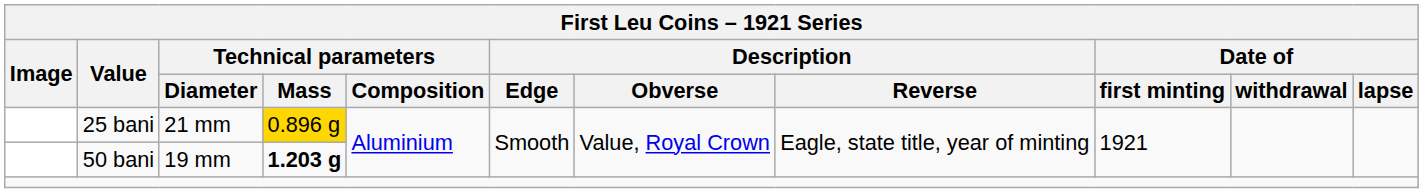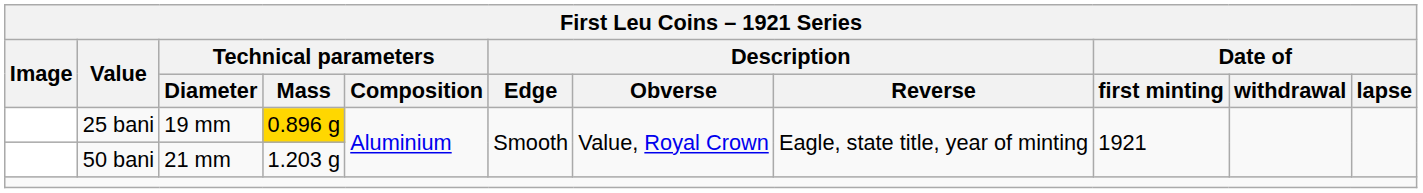(198, 125) 21 mm -> (198, 125) 19 mm
(198, 160) 19 mm -> (198, 160) 21 mm
(304, 160) bold -> (304, 160) normal
